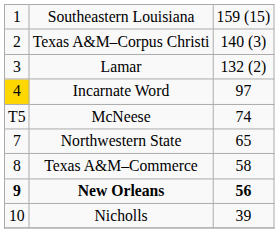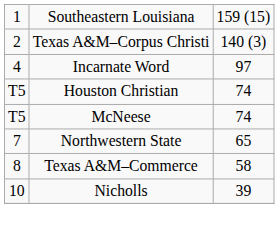- row: (121, 66)
(17, 91) gold background -> (17, 66) no background
+ row: (121, 91)
- row: (121, 191)
